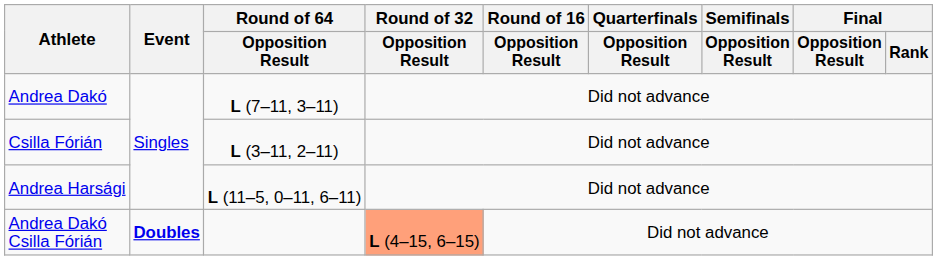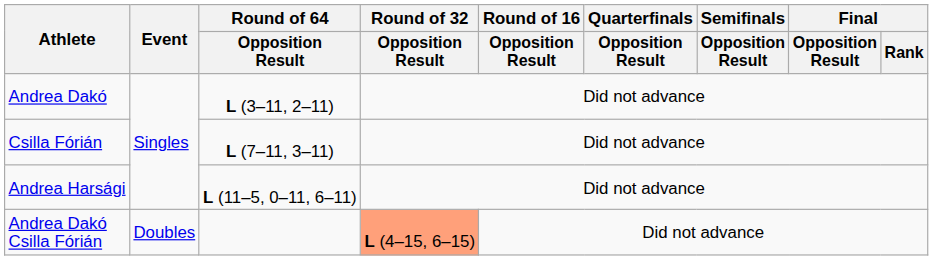(285, 106) L (7–11, 3–11) -> (280, 106) L (3–11, 2–11)
(285, 152) L (3–11, 2–11) -> (280, 152) L (7–11, 3–11)
(167, 233) bold -> (164, 233) normal
